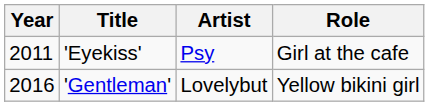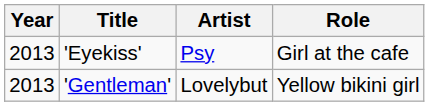(31, 52) 2011 -> (32, 52) 2013
(32, 85) 2016 -> (32, 85) 2013
